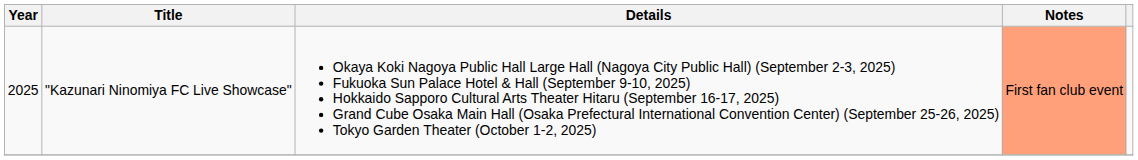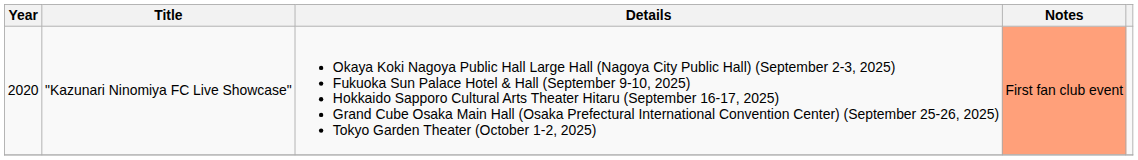(23, 90) 2025 -> (23, 90) 2020
